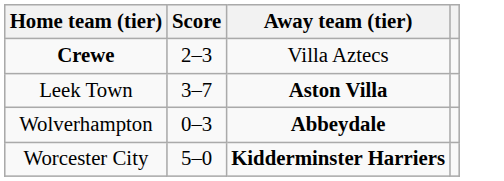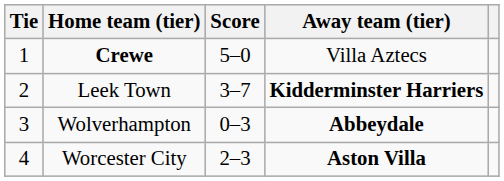+ column: (24, 21)
(197, 55) 2–3 -> (235, 55) 5–0
(338, 89) Aston Villa -> (376, 89) Kidderminster Harriers
(197, 158) 5–0 -> (235, 158) 2–3
(338, 158) Kidderminster Harriers -> (376, 158) Aston Villa
